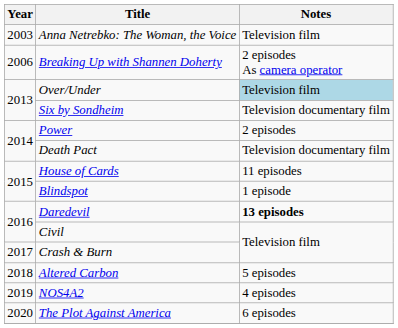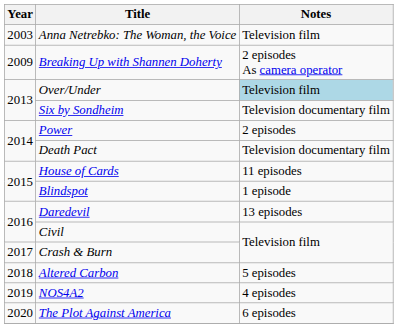(20, 62) 2006 -> (20, 62) 2009
(273, 211) bold -> (272, 211) normal
